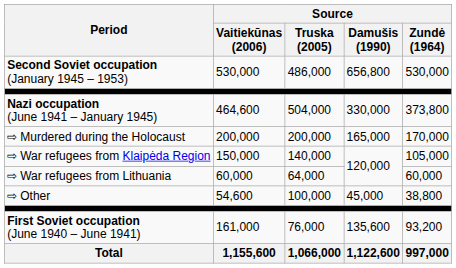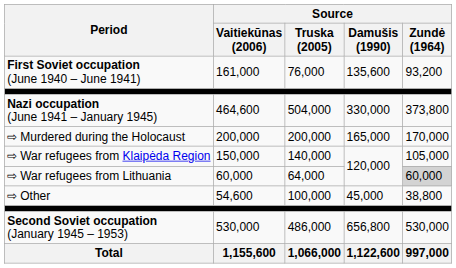rows swapped: (74, 227) <-> (82, 72)
(424, 176) no background -> (424, 176) lightgrey background
